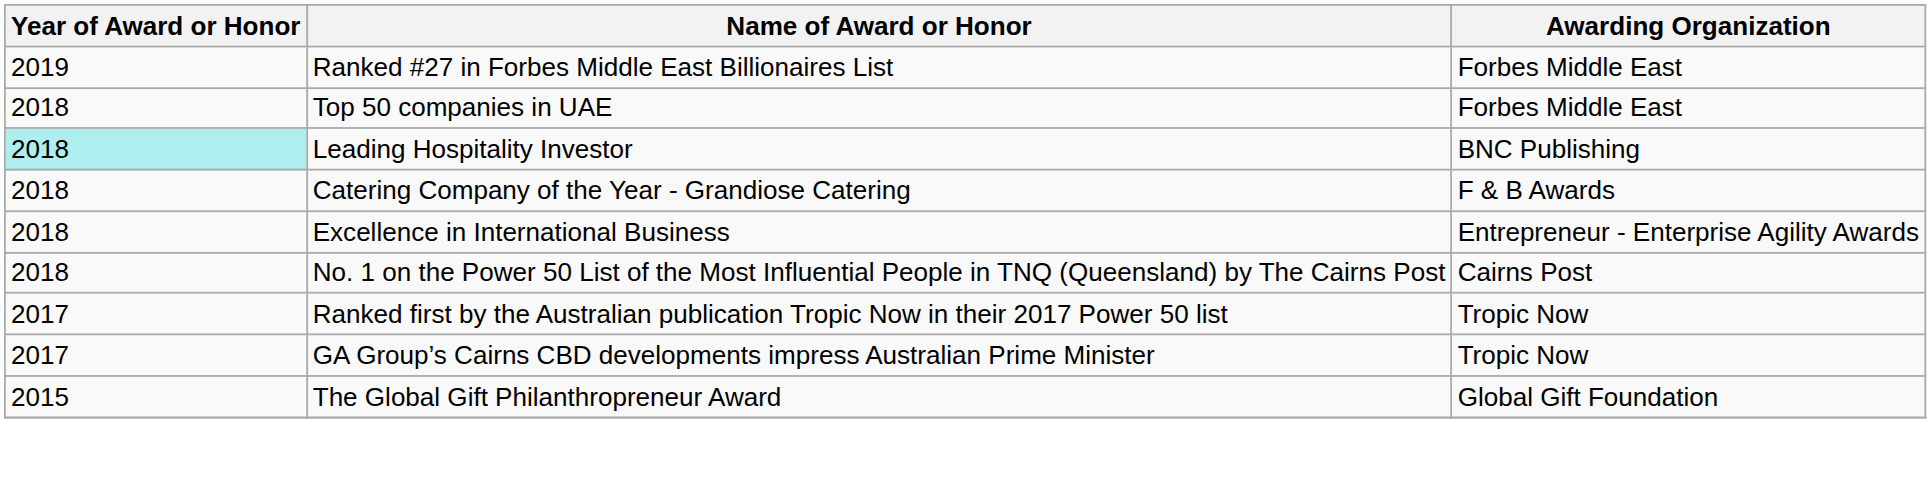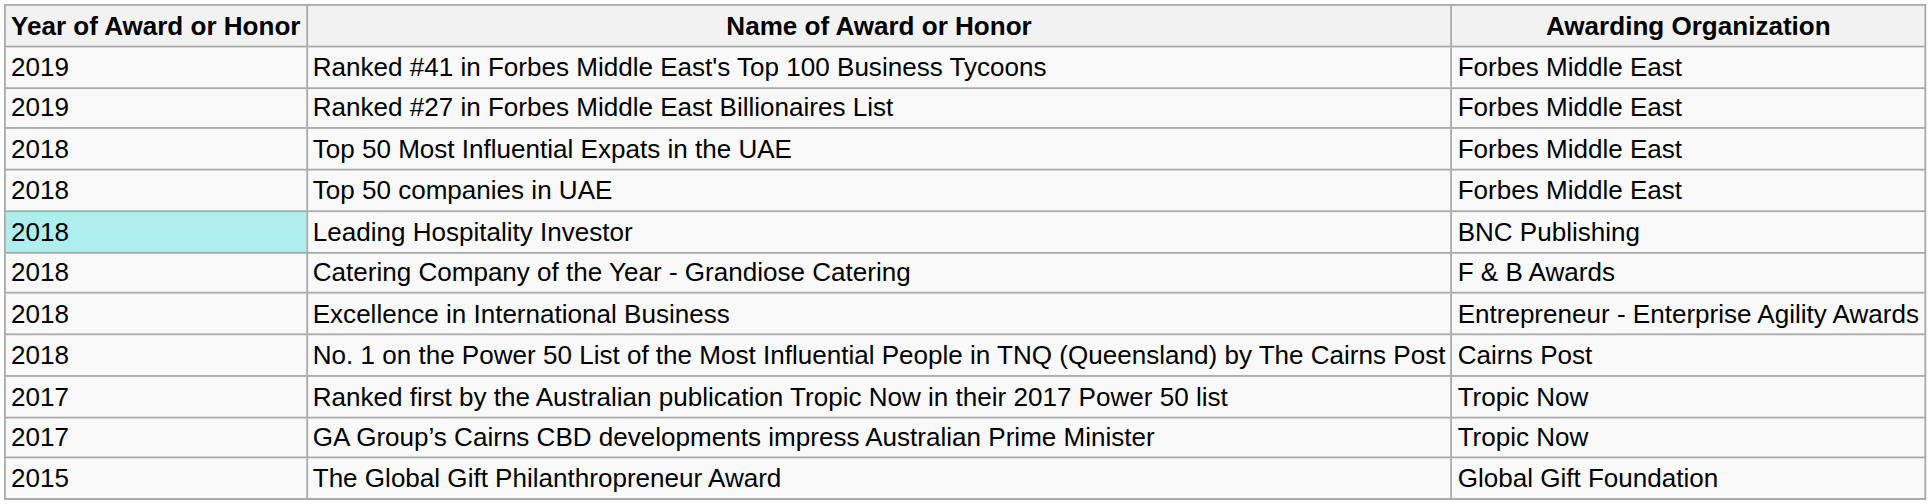+ row: (680, 67)
+ row: (552, 149)
